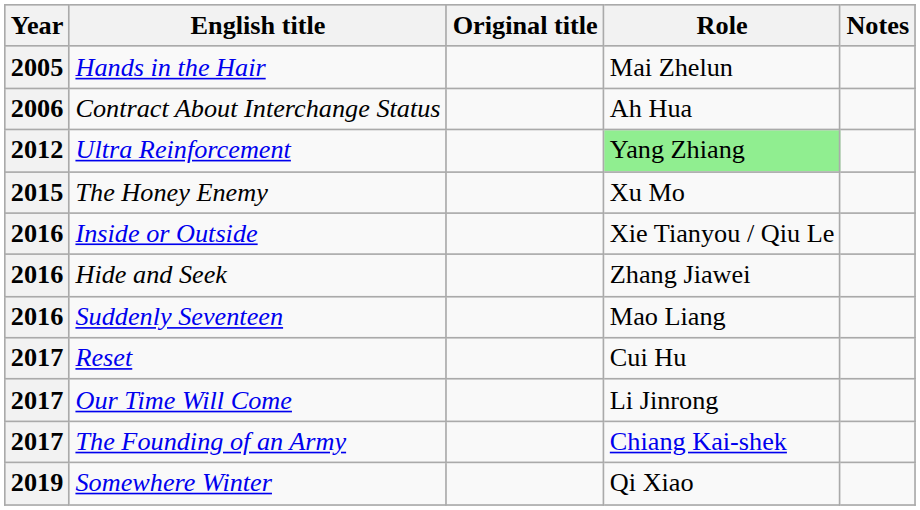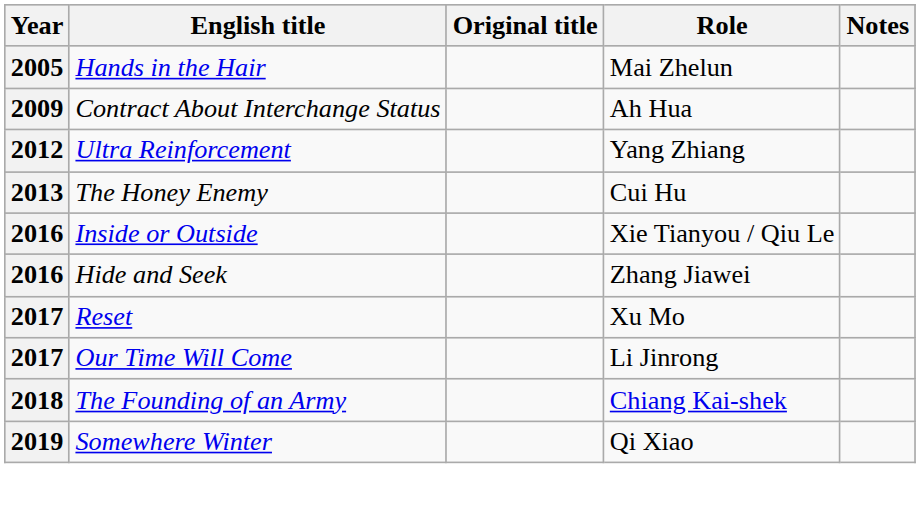(37, 108) 2006 -> (37, 108) 2009
(677, 150) lightgreen background -> (677, 150) no background
(37, 191) 2015 -> (37, 191) 2013
(647, 191) Xu Mo -> (648, 191) Cui Hu
- row: (179, 316)
(648, 358) Cui Hu -> (647, 316) Xu Mo
(37, 441) 2017 -> (37, 399) 2018
